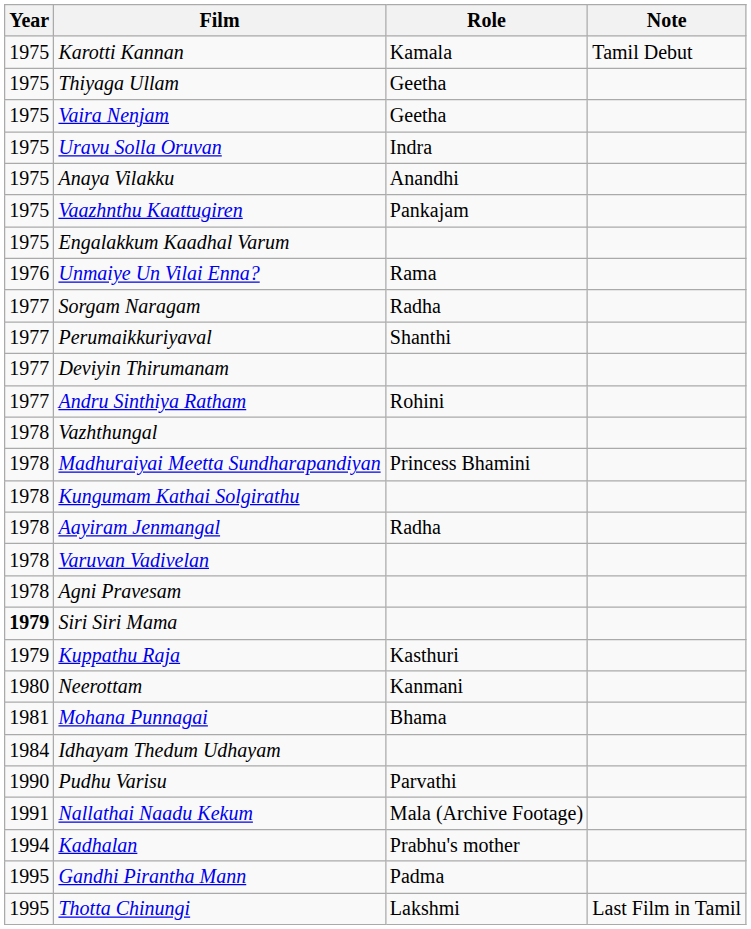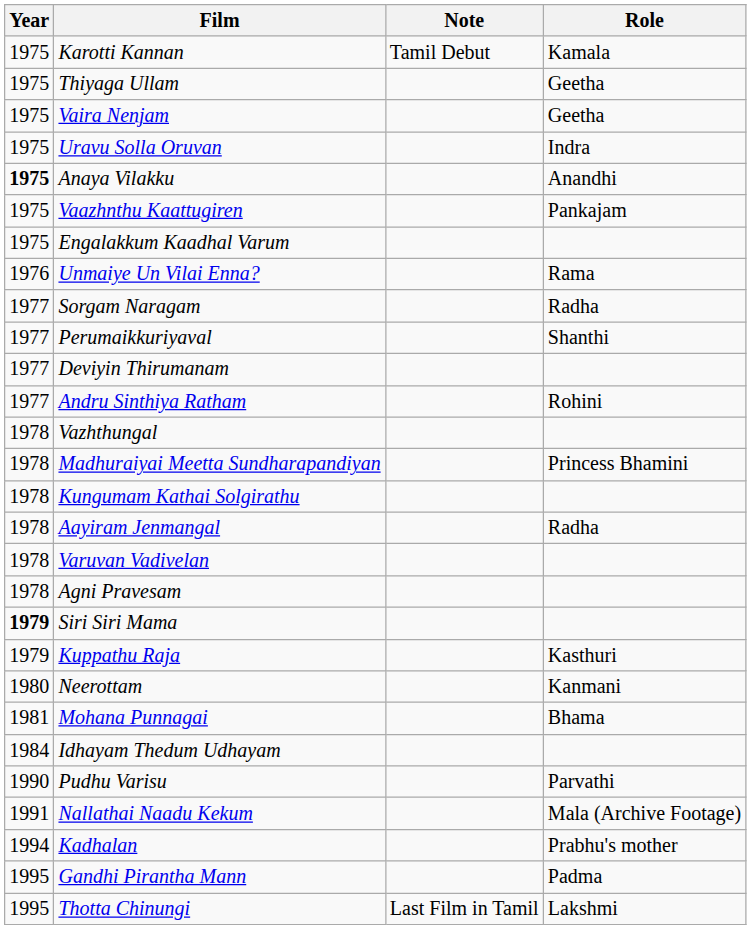columns swapped: (486, 20) <-> (667, 20)
(29, 178) normal -> (29, 178) bold
